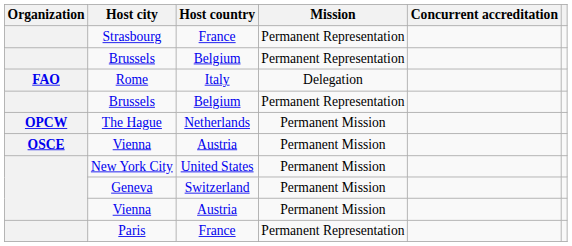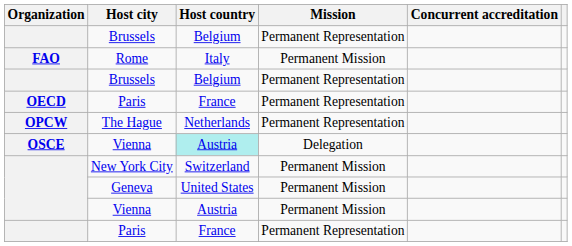- row: (46, 37)
(333, 79) Delegation -> (333, 58) Permanent Mission
+ row: (46, 101)
(333, 123) Permanent Mission -> (333, 123) Permanent Representation
(217, 144) no background -> (217, 144) paleturquoise background
(333, 144) Permanent Mission -> (333, 144) Delegation
(217, 166) United States -> (217, 166) Switzerland
(217, 187) Switzerland -> (217, 187) United States
